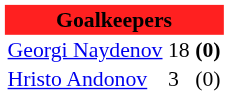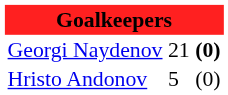(179, 49) 18 -> (179, 49) 21
(173, 79) 3 -> (173, 79) 5
